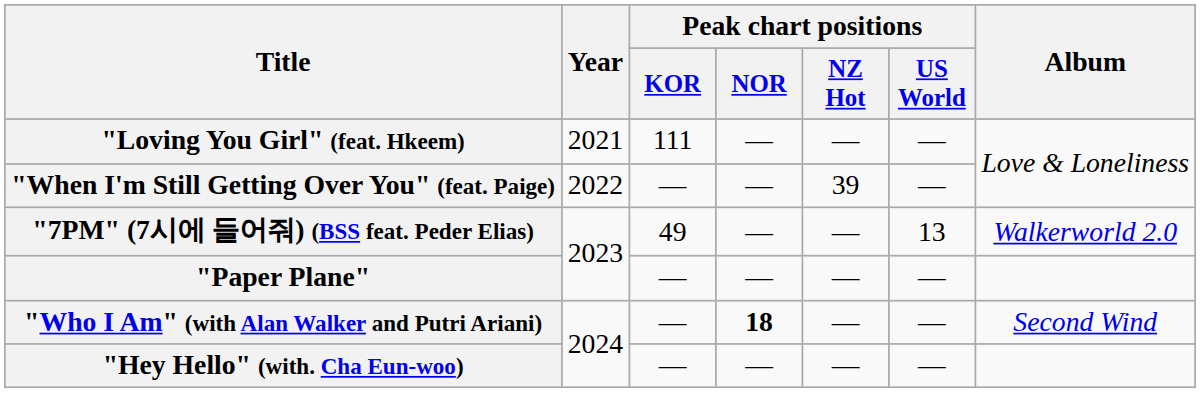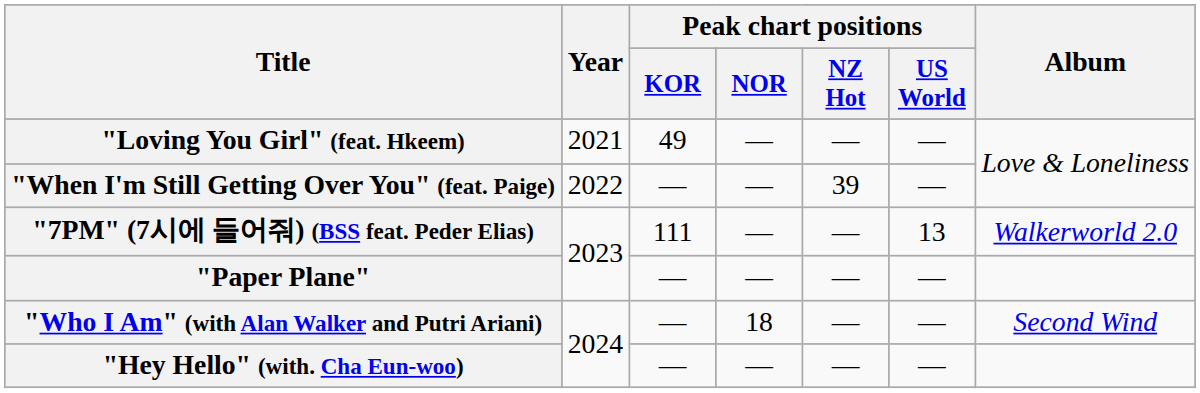(673, 140) 111 -> (673, 140) 49
(673, 231) 49 -> (673, 231) 111
(759, 321) bold -> (759, 321) normal
